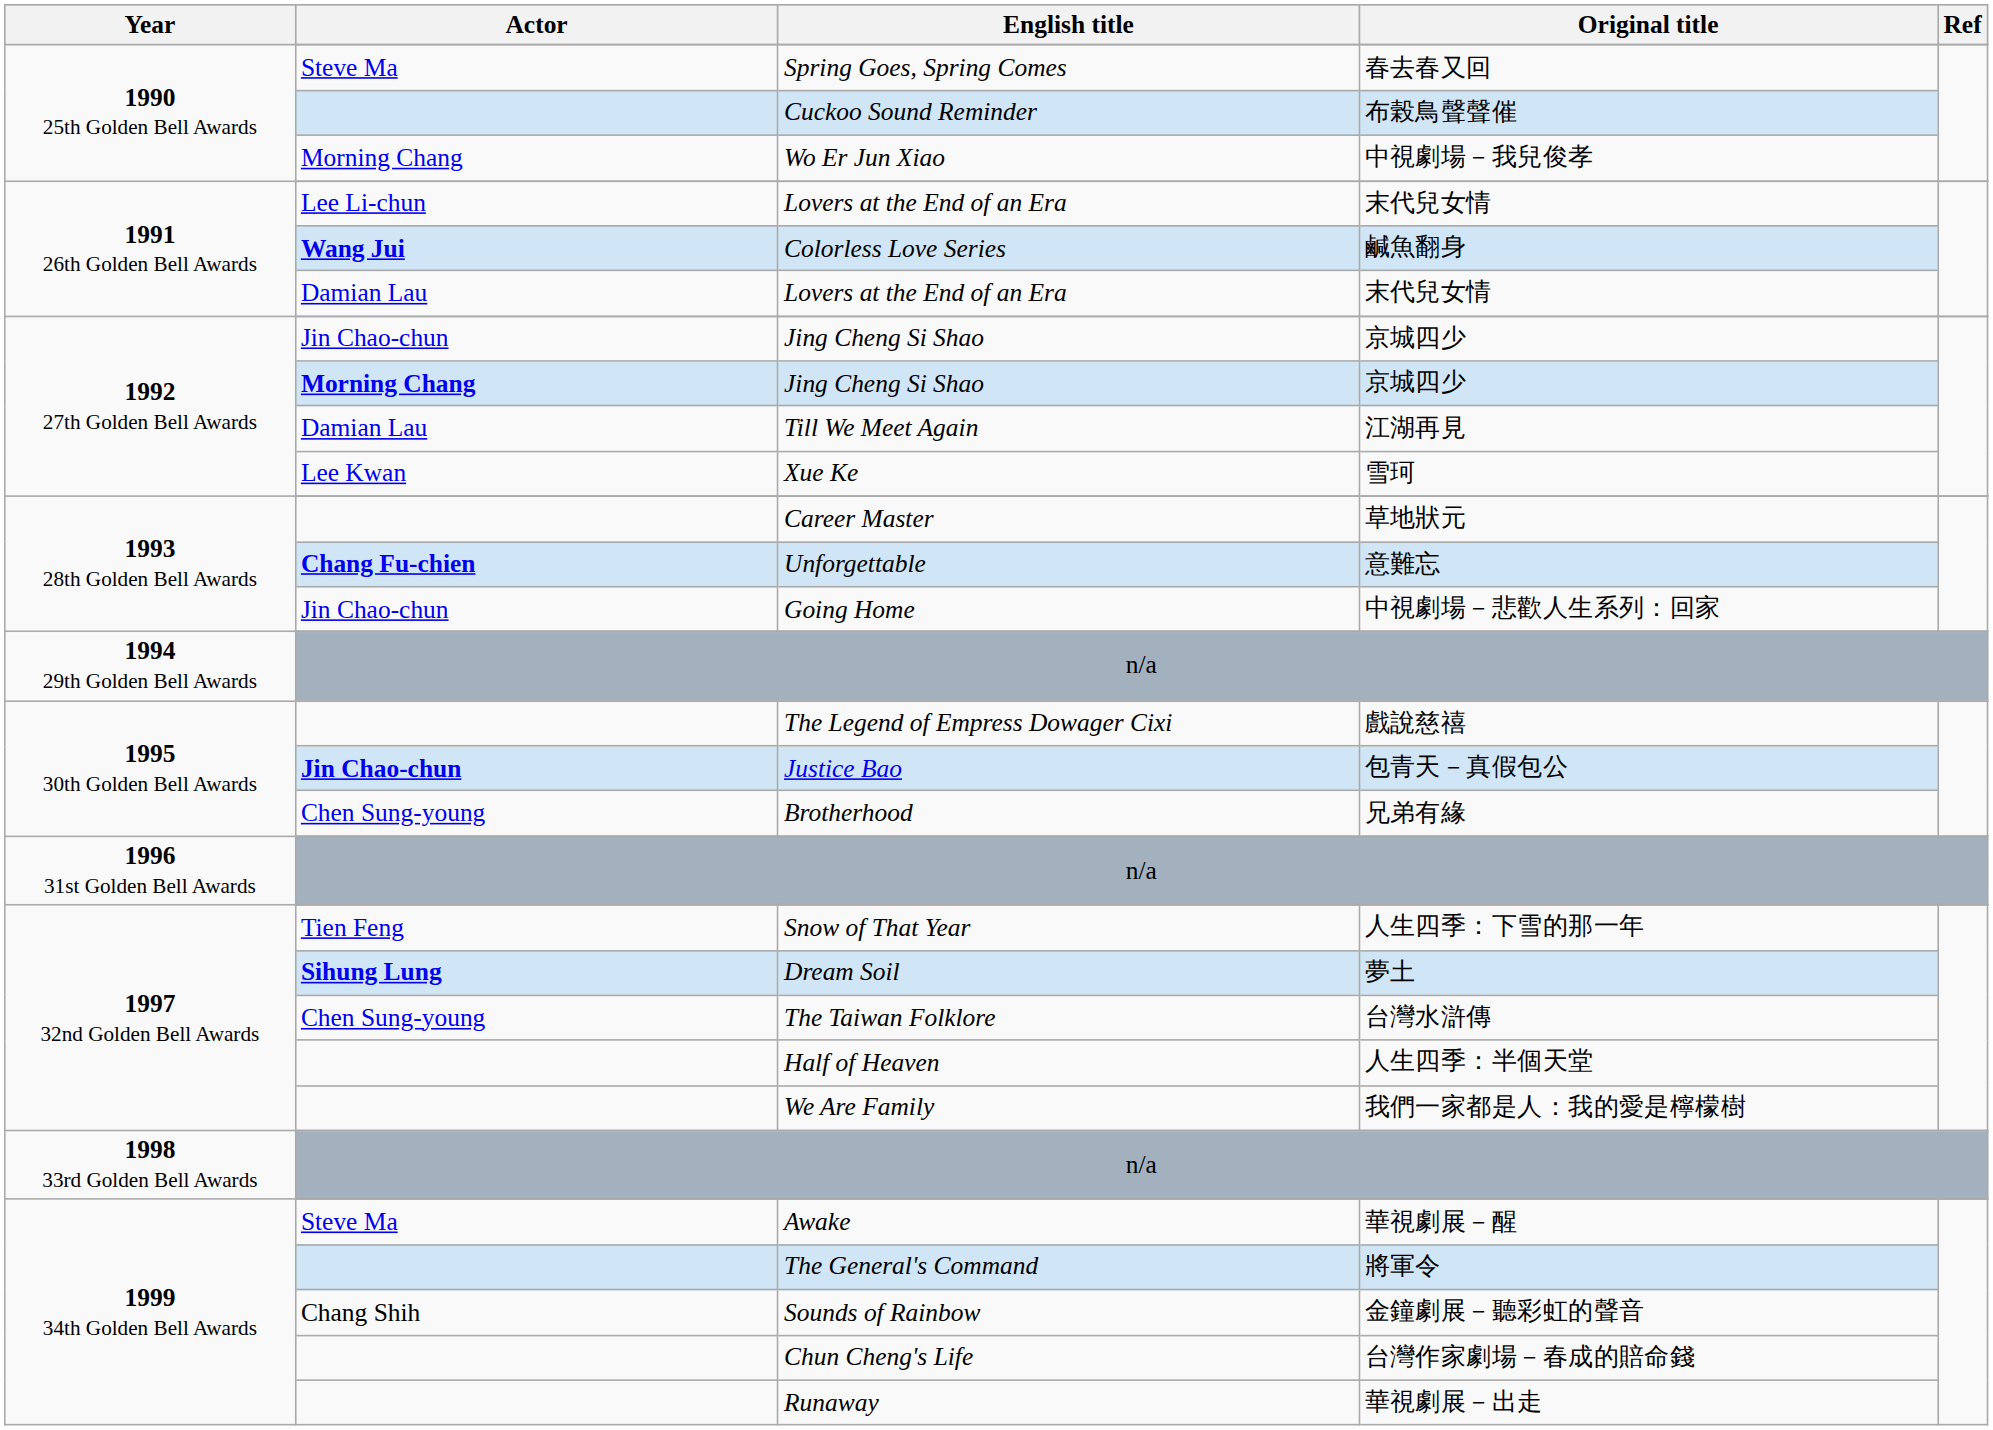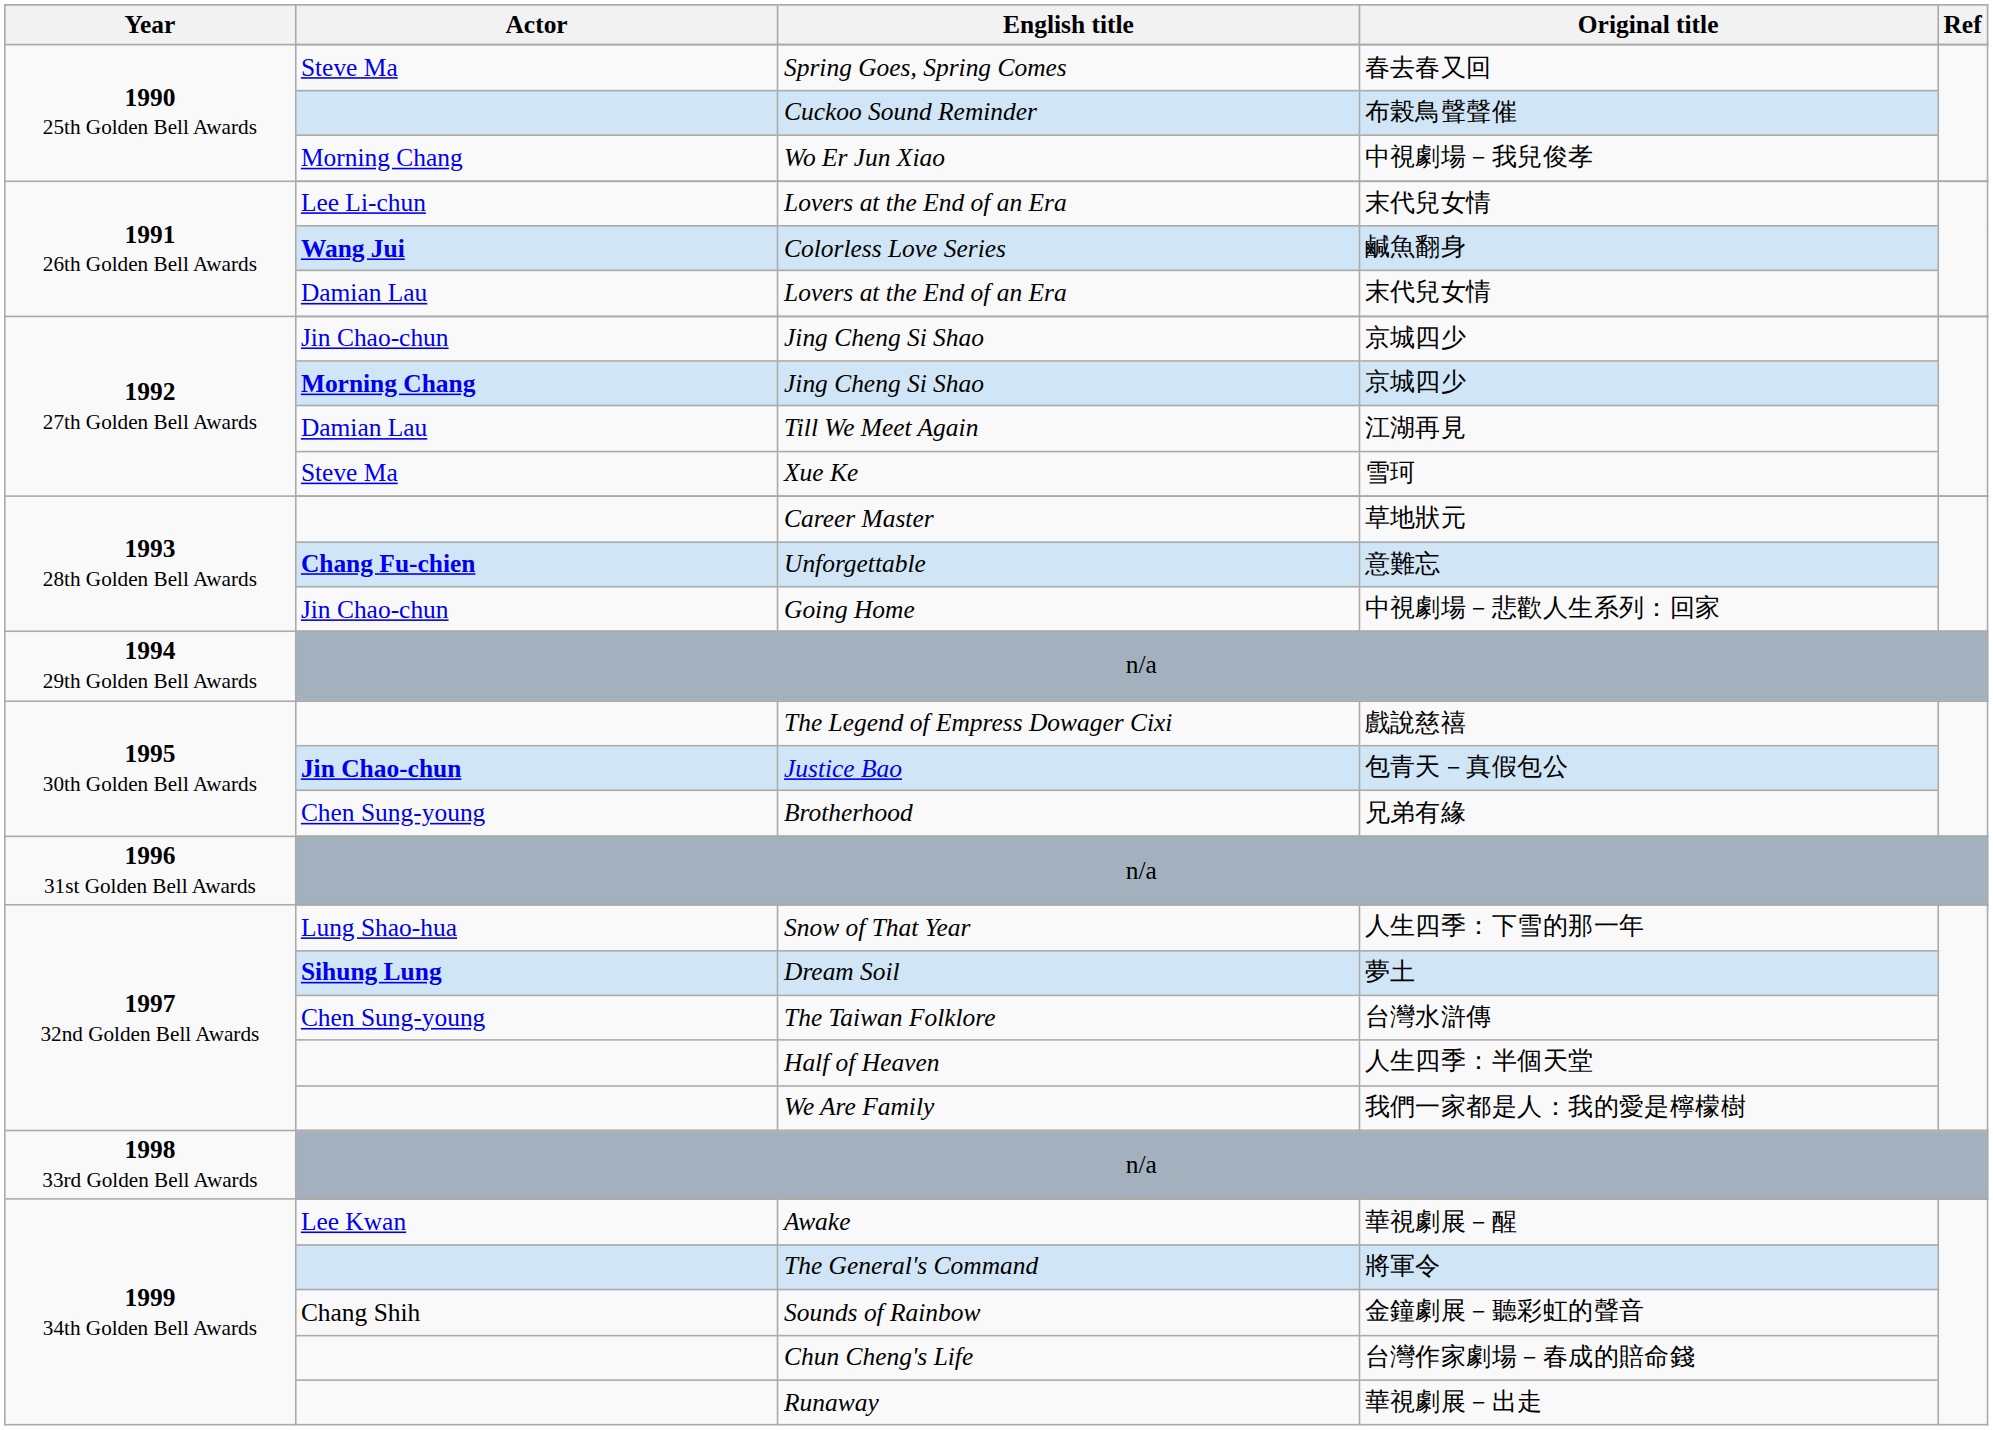(354, 473) Lee Kwan -> (349, 473) Steve Ma
(352, 927) Tien Feng -> (379, 927) Lung Shao-hua
(349, 1221) Steve Ma -> (354, 1221) Lee Kwan
